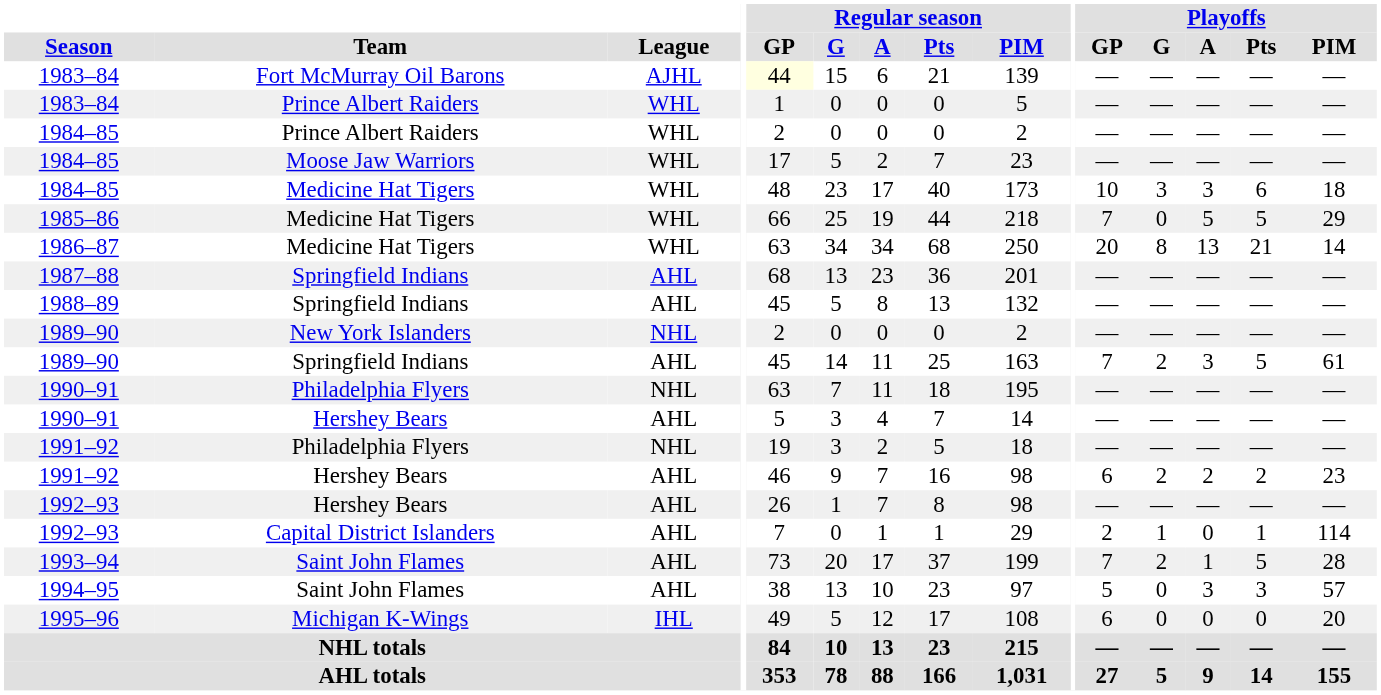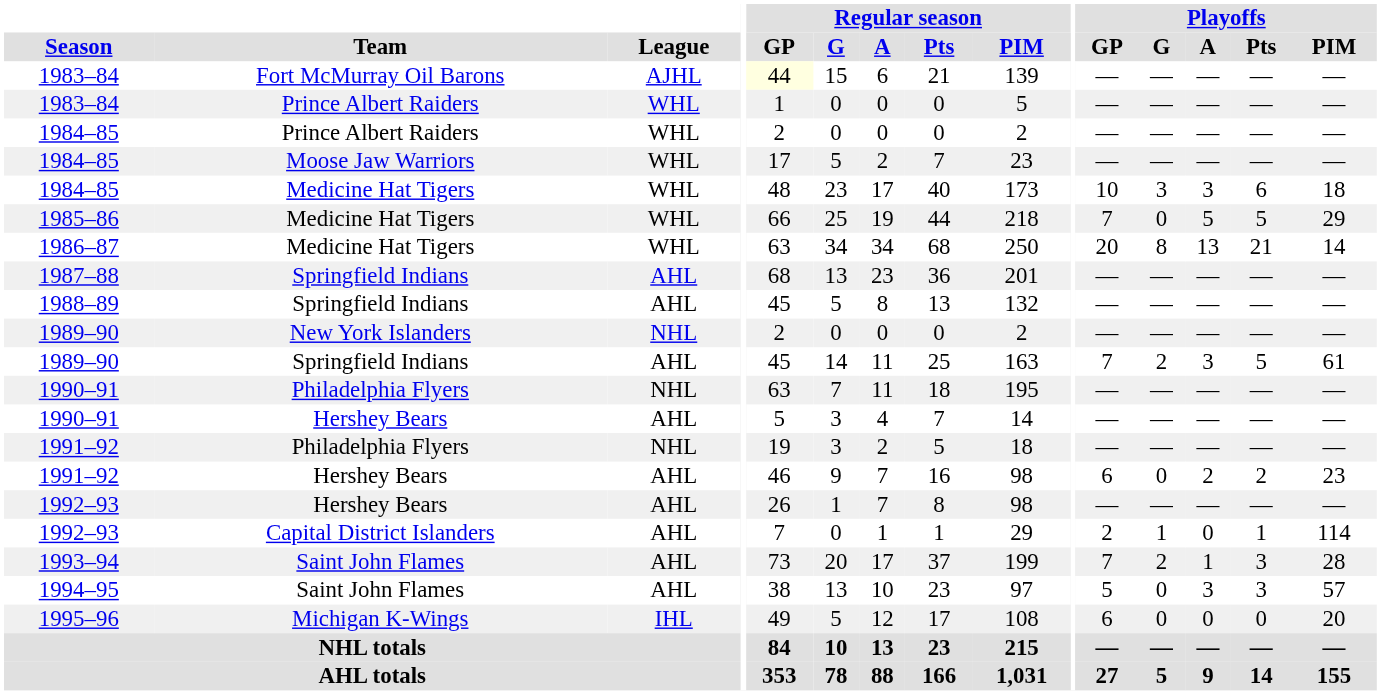(1161, 475) 2 -> (1161, 475) 0
(1261, 561) 5 -> (1261, 561) 3
